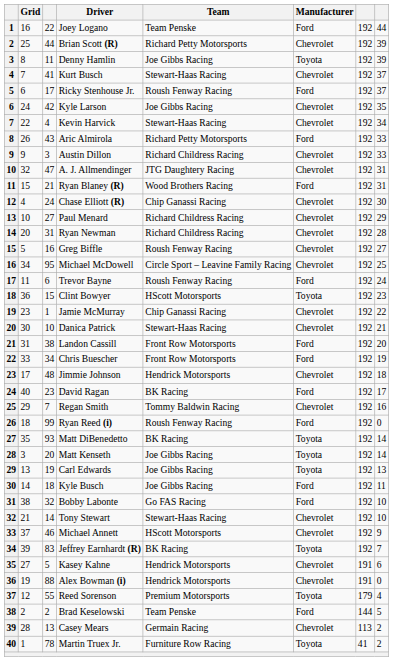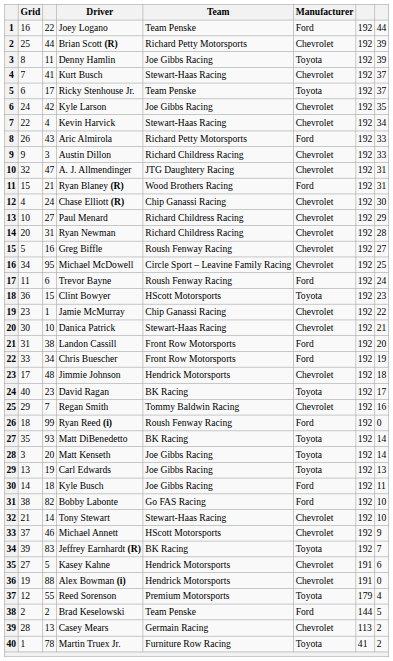(189, 91) Roush Fenway Racing -> (171, 91) Team Penske
(305, 91) Ford -> (309, 91) Toyota
(305, 391) Ford -> (309, 391) Toyota
(49, 502) 32 -> (49, 502) 82
